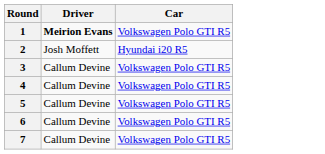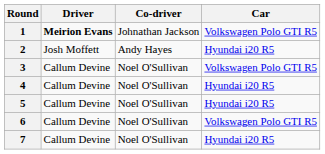+ column: (158, 13)
(174, 85) Volkswagen Polo GTI R5 -> (239, 85) Hyundai i20 R5
(174, 103) Volkswagen Polo GTI R5 -> (239, 103) Hyundai i20 R5
(174, 140) Volkswagen Polo GTI R5 -> (239, 140) Hyundai i20 R5
